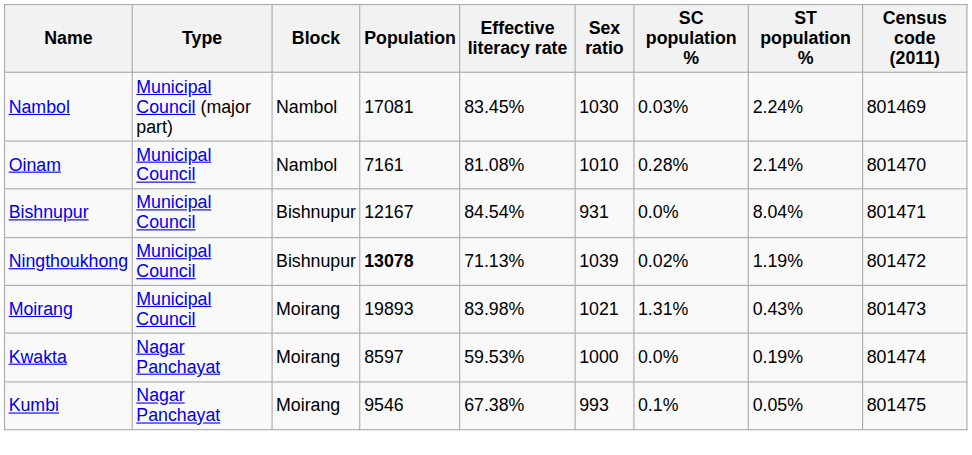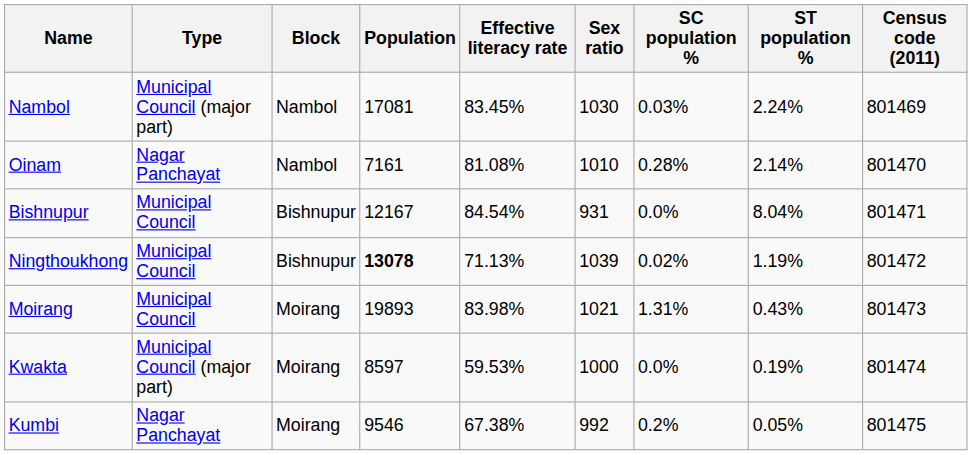(174, 164) Municipal Council -> (178, 164) Nagar Panchayat
(178, 357) Nagar Panchayat -> (194, 367) Municipal Council (major part)
(594, 405) 993 -> (594, 425) 992
(658, 405) 0.1% -> (658, 425) 0.2%
